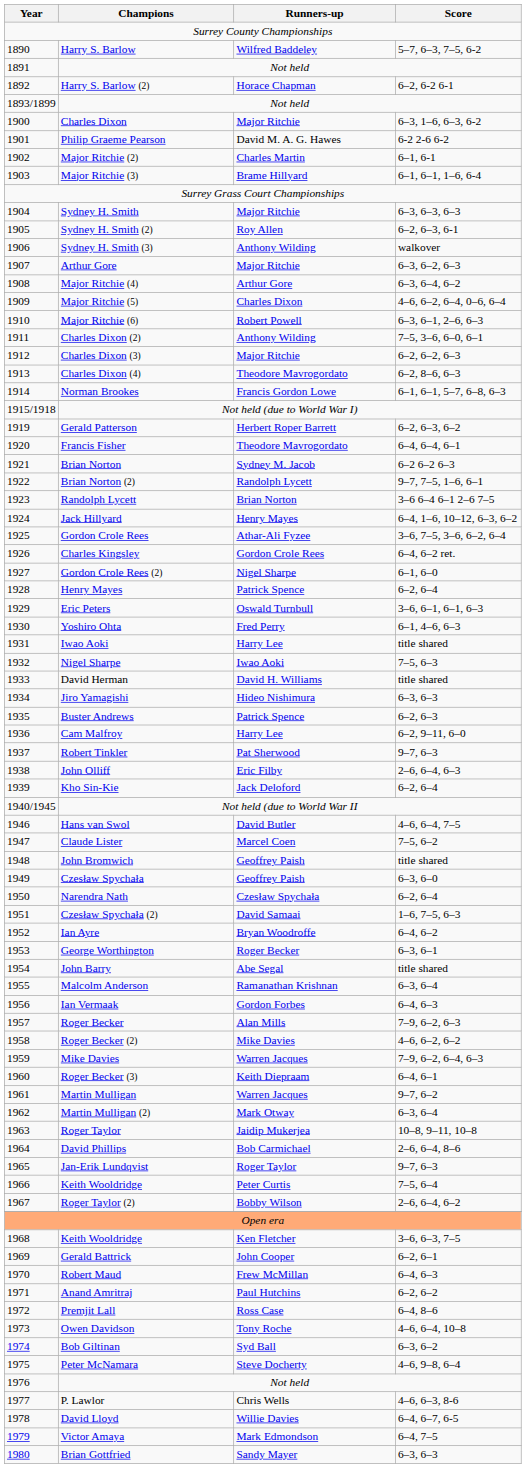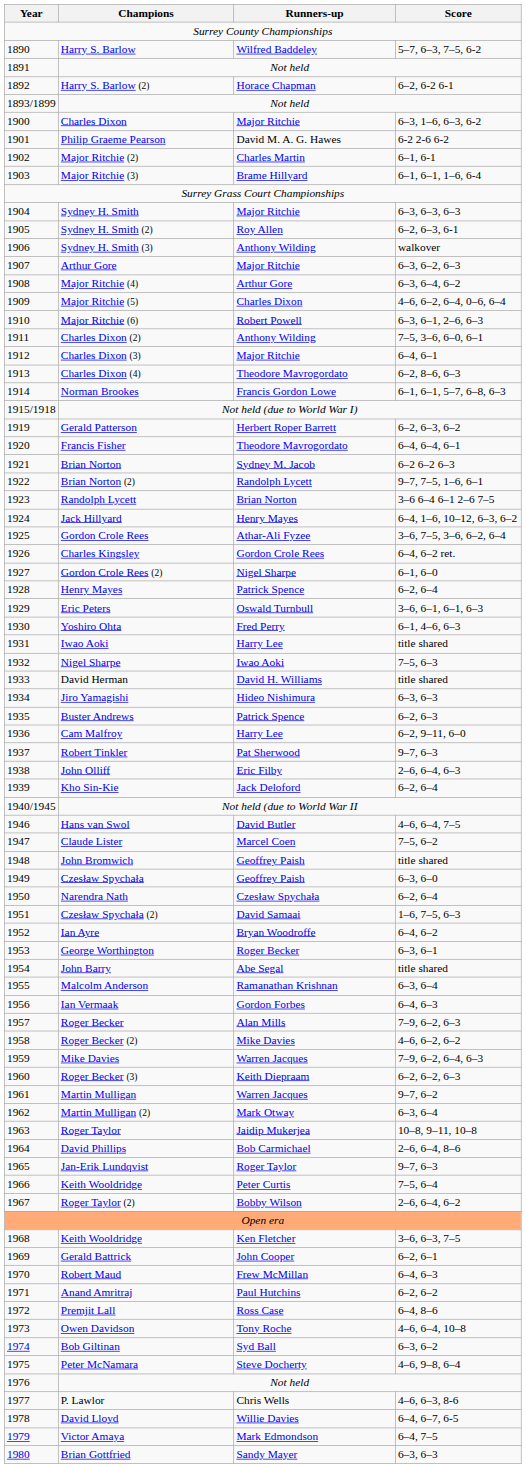(429, 355) 6–2, 6–2, 6–3 -> (418, 355) 6–4, 6–1
(418, 1076) 6–4, 6–1 -> (429, 1076) 6–2, 6–2, 6–3
